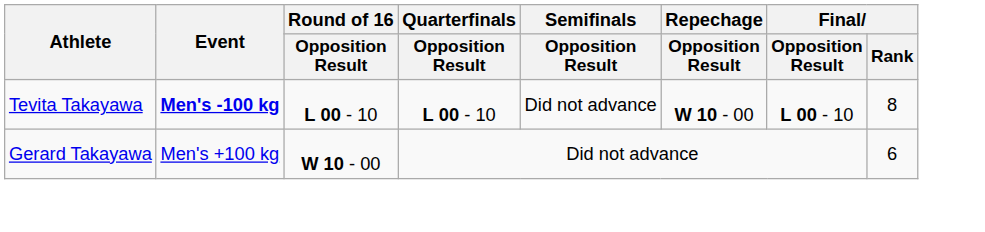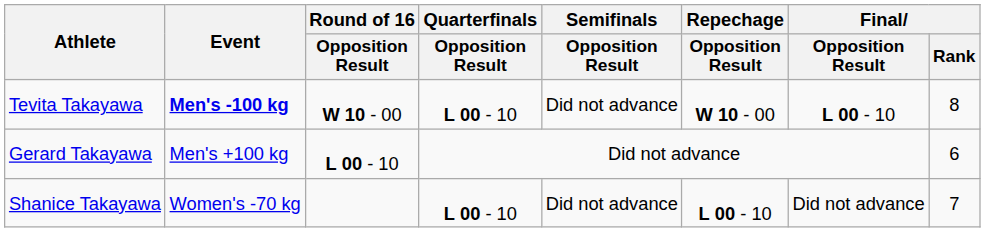(341, 115) L 00 - 10 -> (362, 115) W 10 - 00
(341, 164) W 10 - 00 -> (362, 164) L 00 - 10
+ row: (85, 203)
